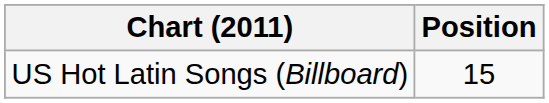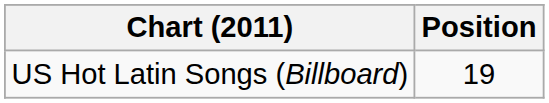(479, 73) 15 -> (479, 73) 19
